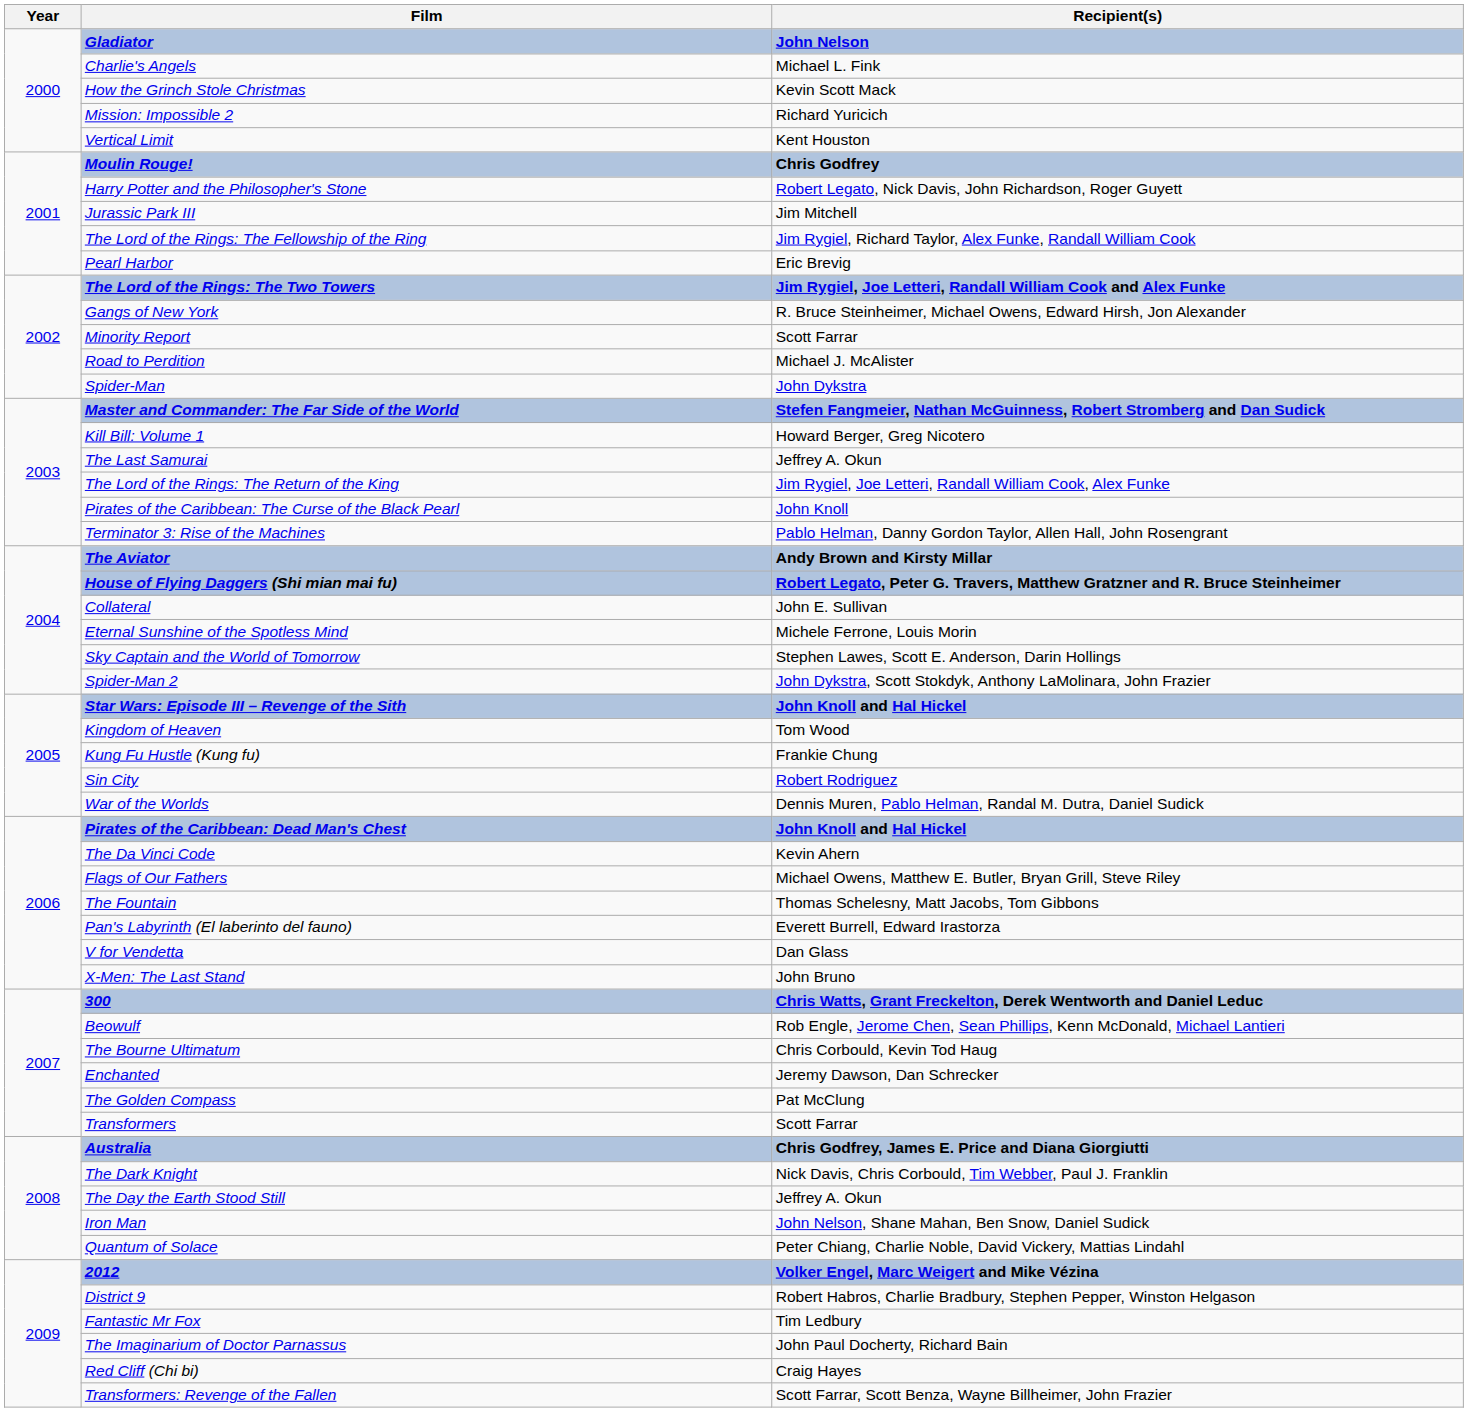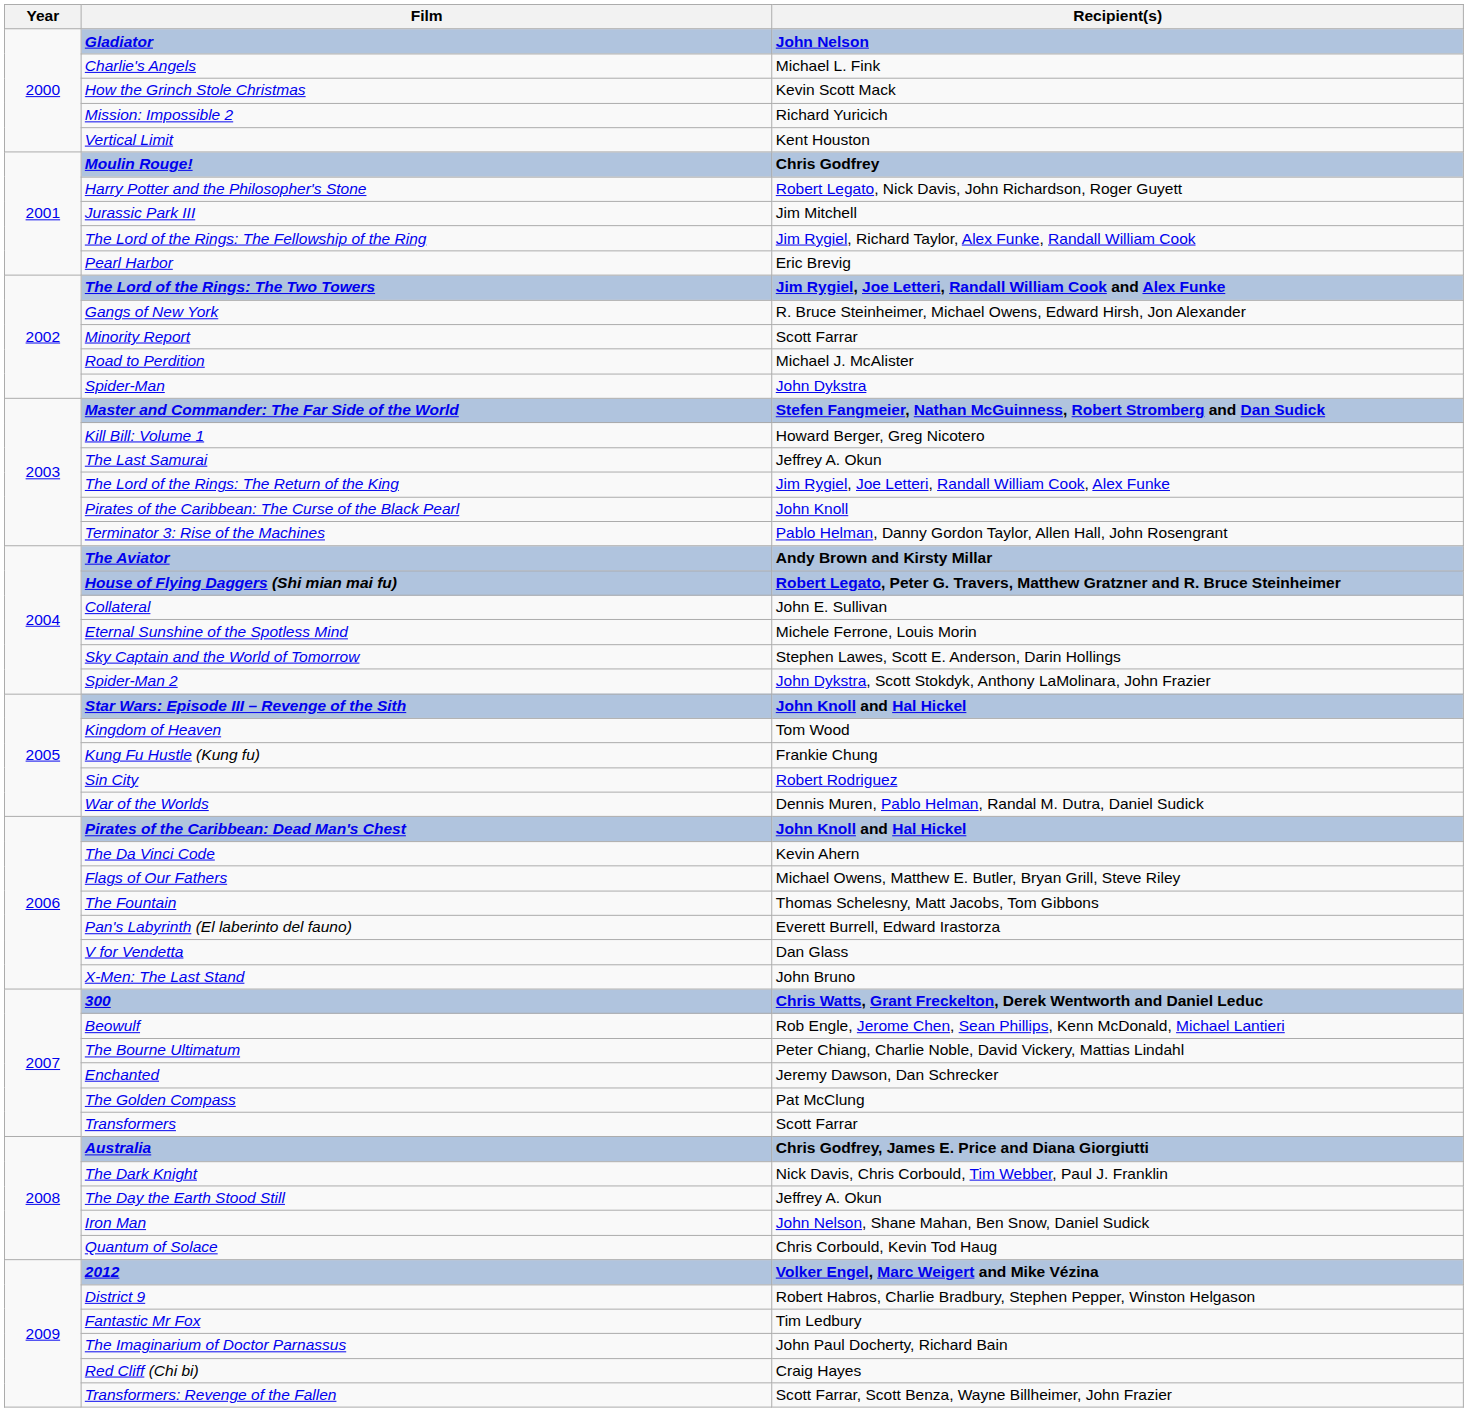(886, 1050) Chris Corbould, Kevin Tod Haug -> (980, 1050) Peter Chiang, Charlie Noble, David Vickery, Mattias Lindahl
(980, 1247) Peter Chiang, Charlie Noble, David Vickery, Mattias Lindahl -> (886, 1247) Chris Corbould, Kevin Tod Haug
